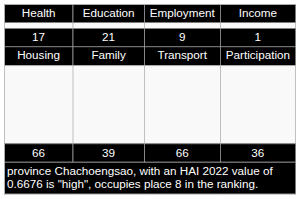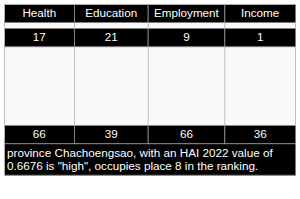- row: (39, 56)
